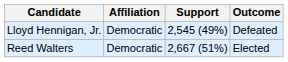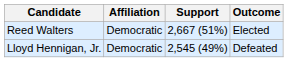rows swapped: (40, 48) <-> (54, 30)
